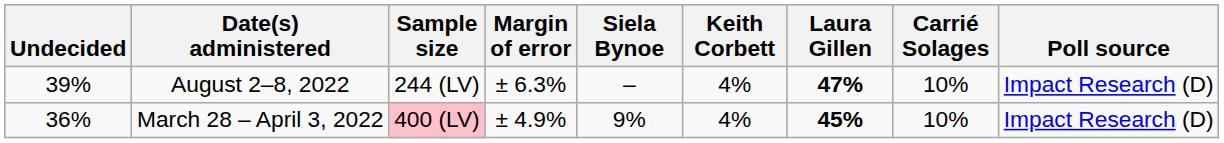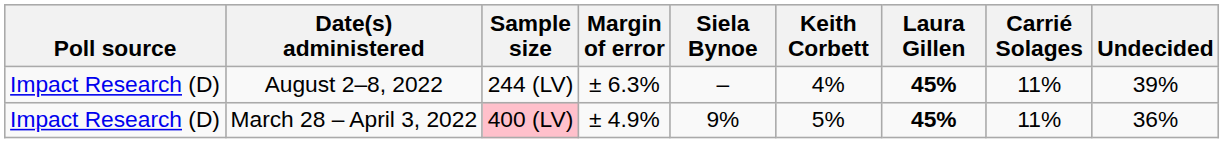columns swapped: (1109, 48) <-> (68, 48)
(840, 84) 47% -> (934, 84) 45%
(946, 84) 10% -> (1039, 84) 11%
(735, 120) 4% -> (828, 120) 5%
(946, 120) 10% -> (1039, 120) 11%
